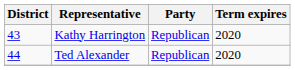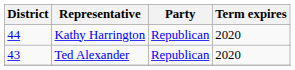(14, 34) 43 -> (14, 34) 44
(14, 55) 44 -> (14, 55) 43
